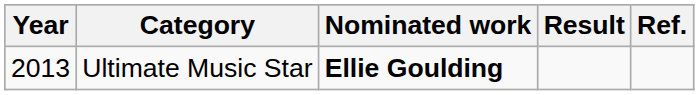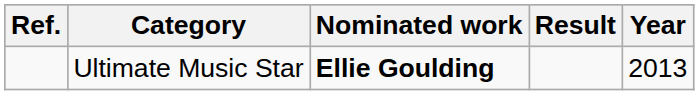columns swapped: (40, 25) <-> (662, 25)
